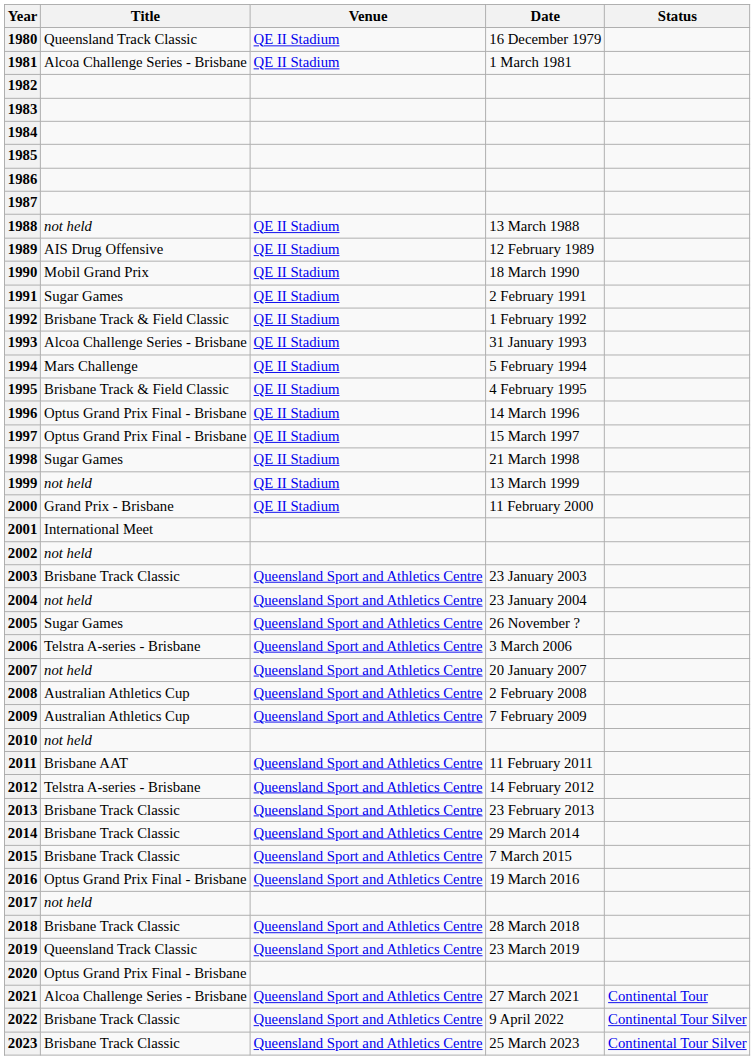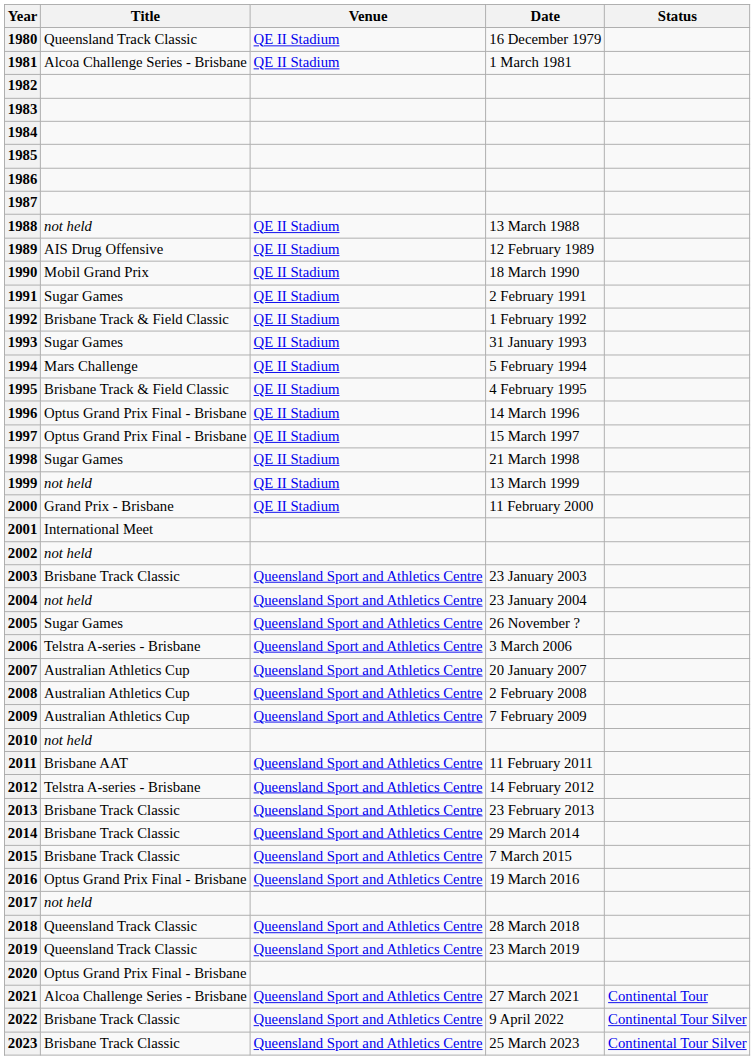(145, 343) Alcoa Challenge Series - Brisbane -> (84, 343) Sugar Games
(68, 669) not held -> (117, 669) Australian Athletics Cup
(112, 926) Brisbane Track Classic -> (121, 926) Queensland Track Classic
